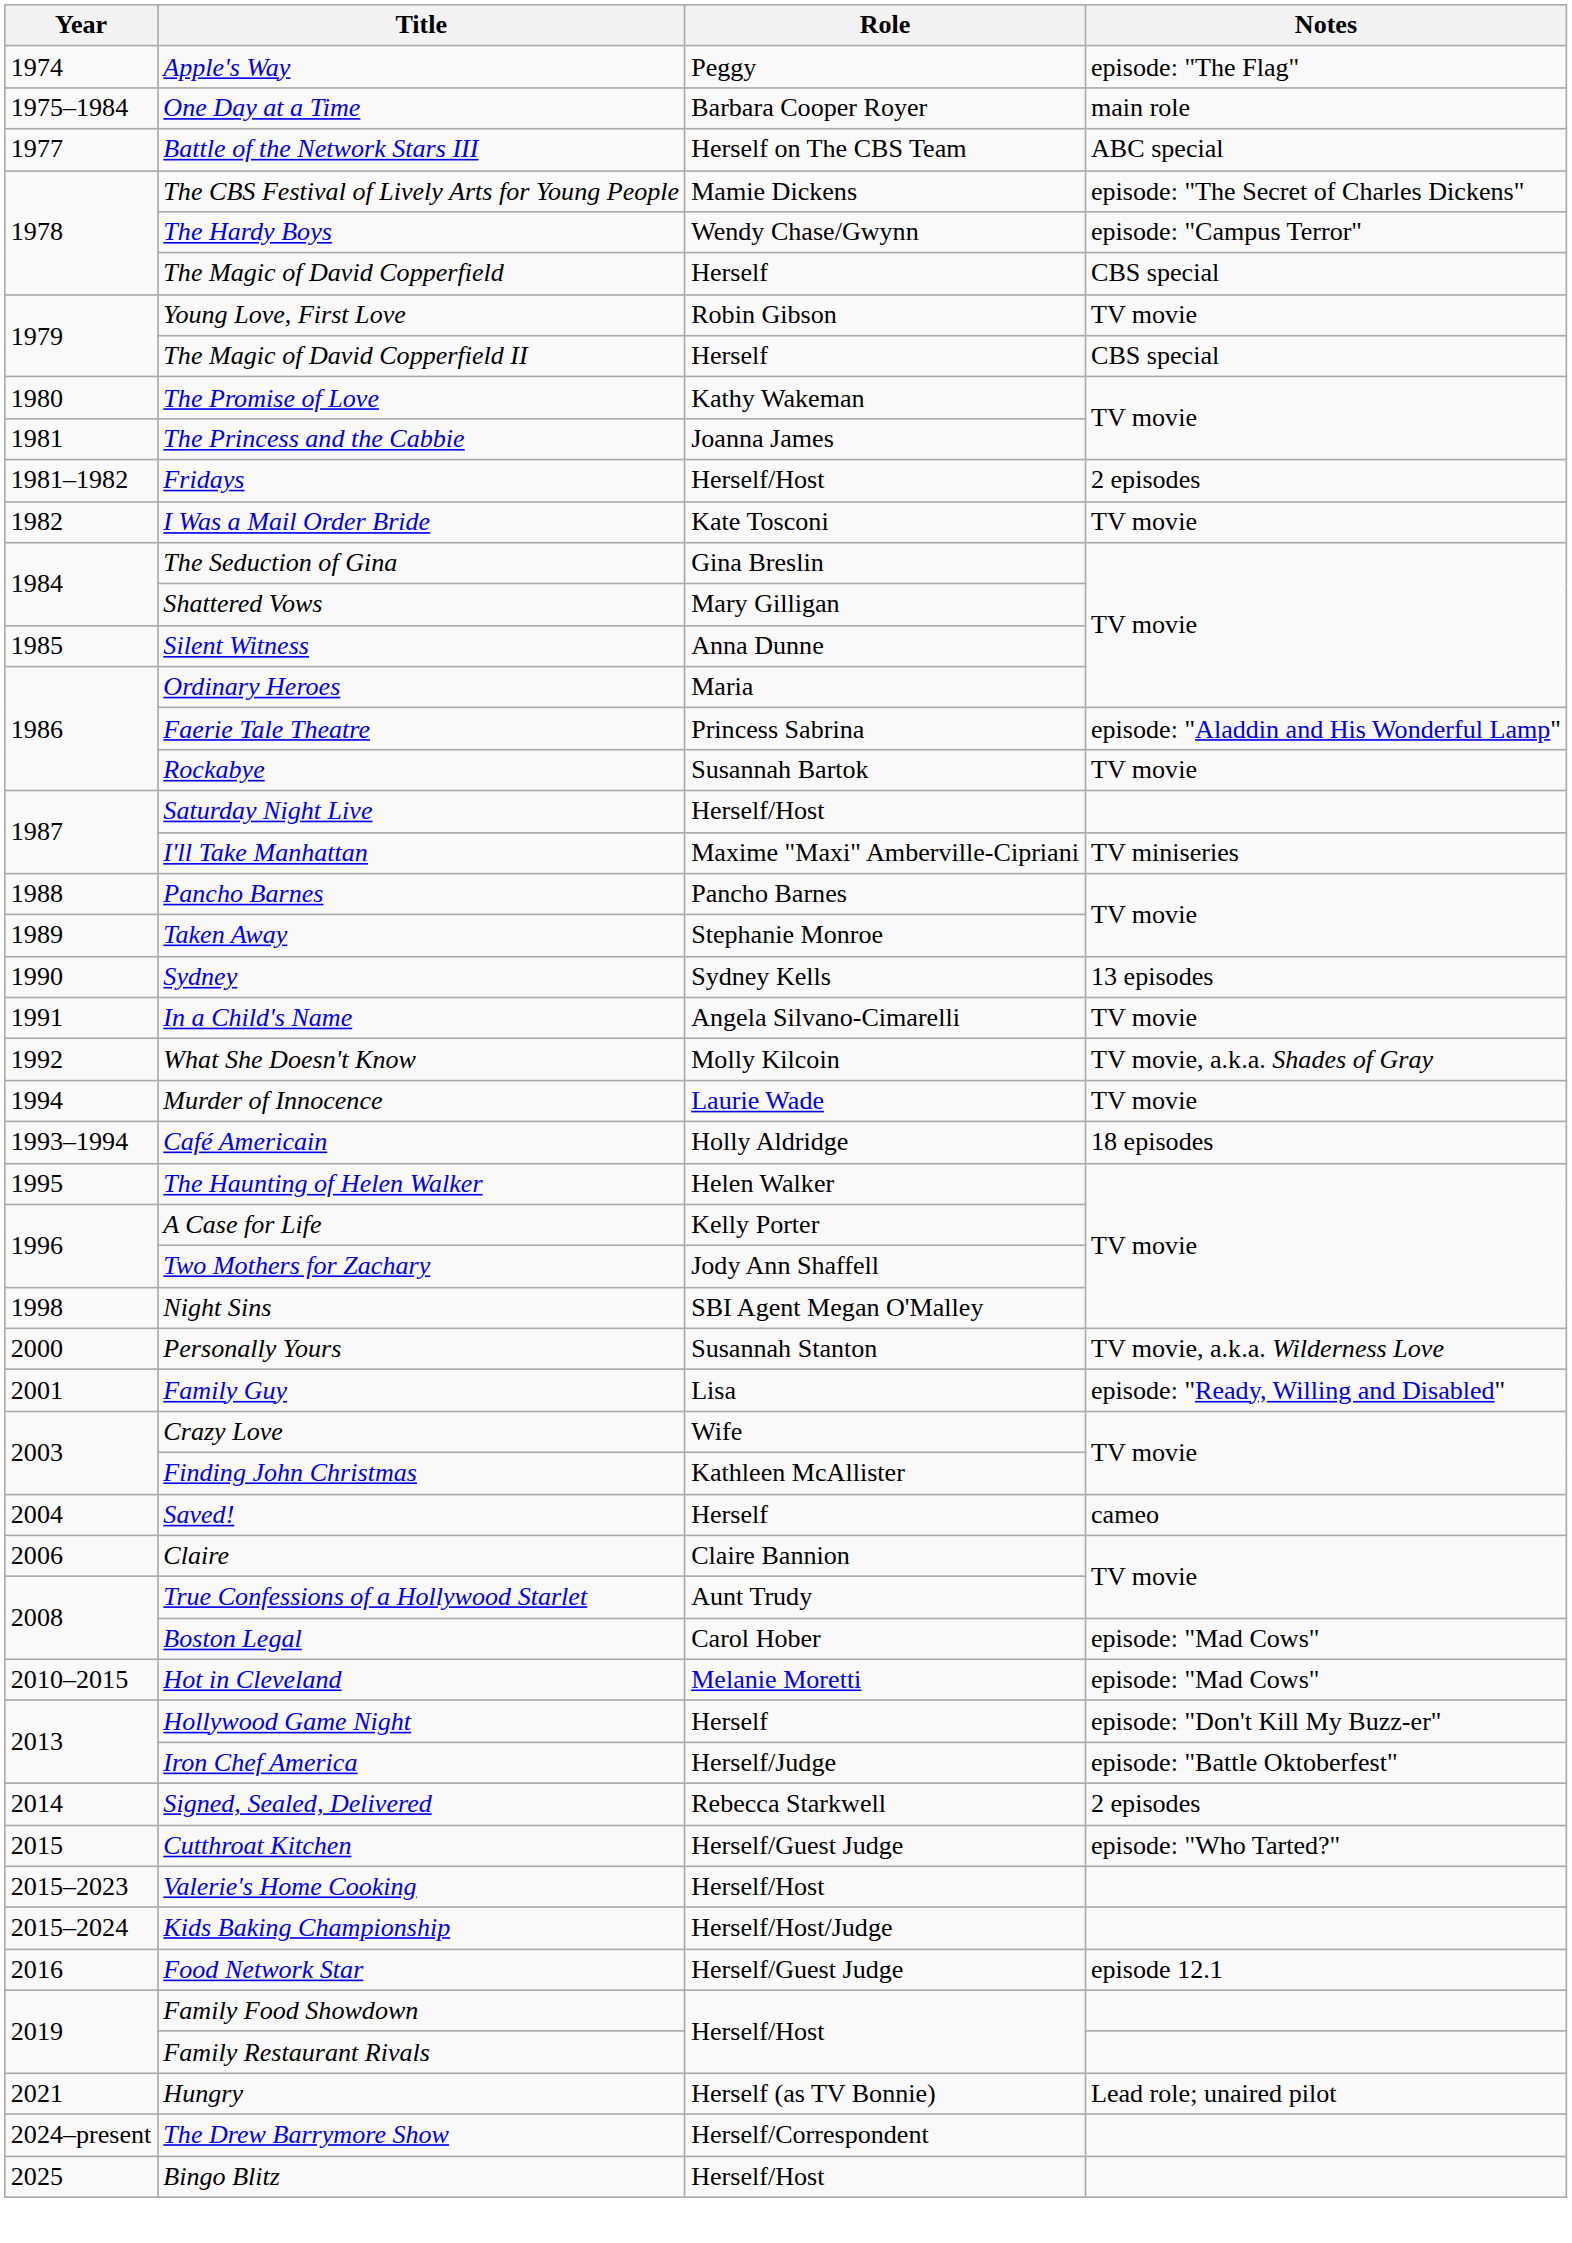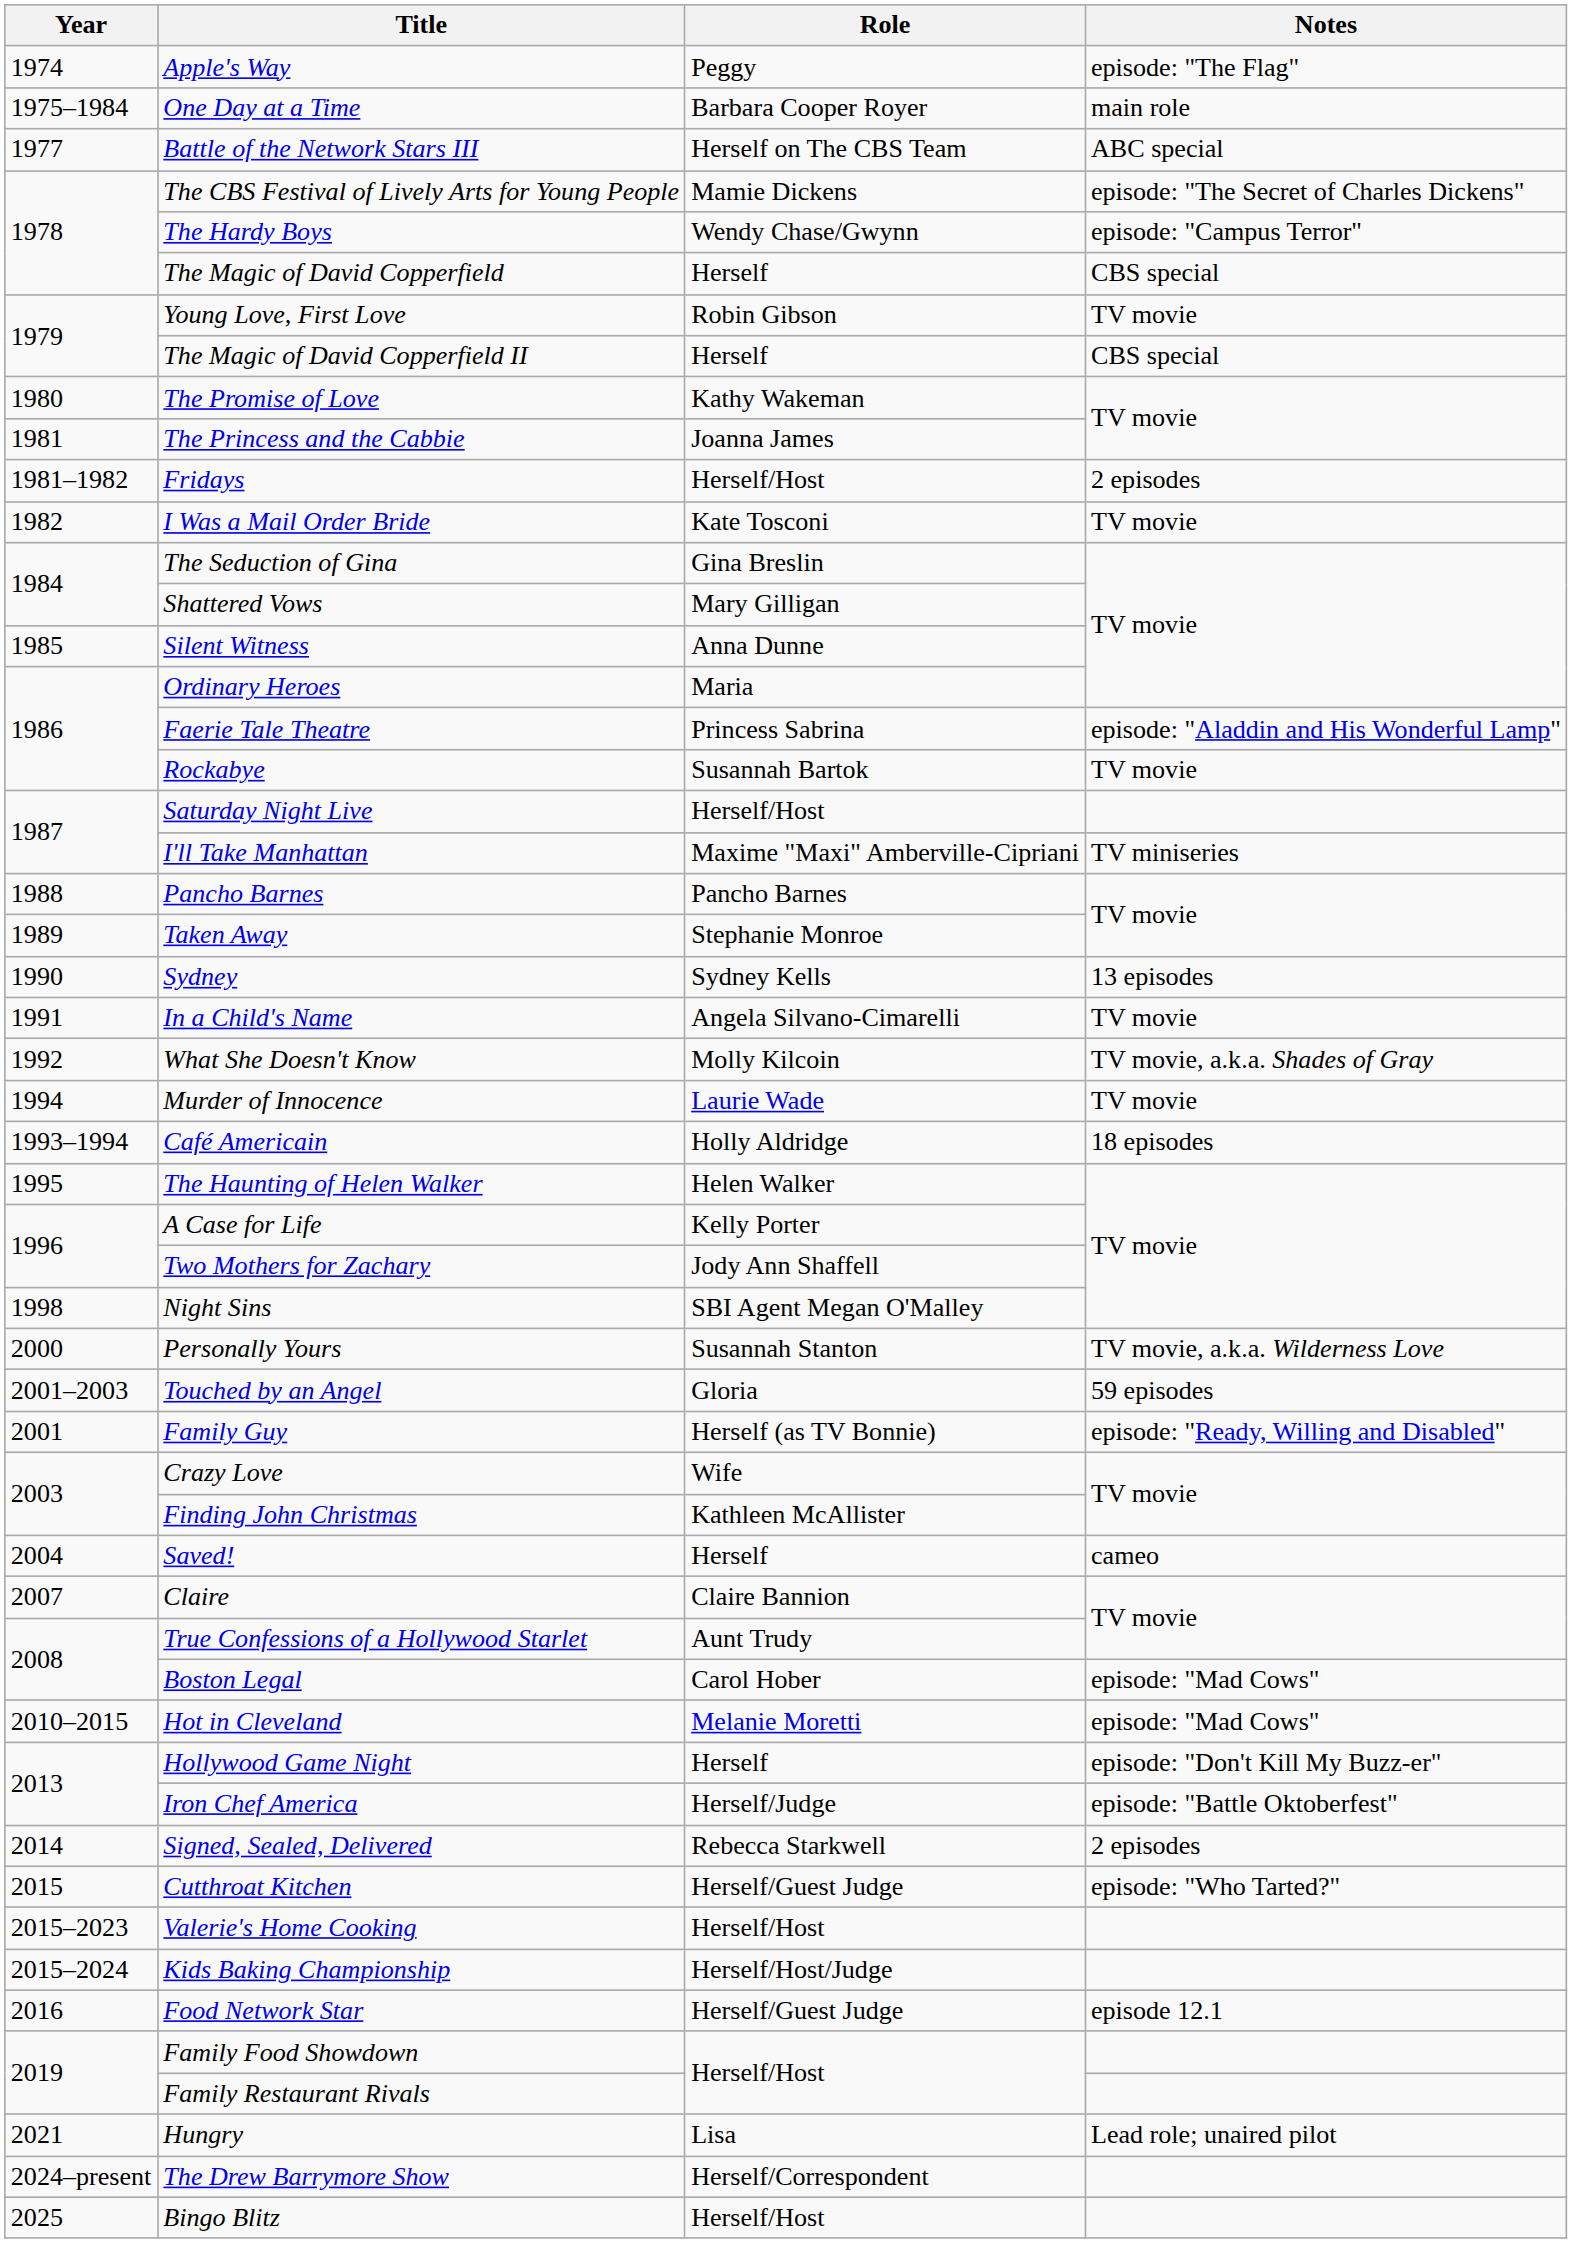+ row: (272, 1390)
(714, 1390) Lisa -> (813, 1431) Herself (as TV Bonnie)
(37, 1555) 2006 -> (37, 1596) 2007
(813, 2093) Herself (as TV Bonnie) -> (714, 2134) Lisa
